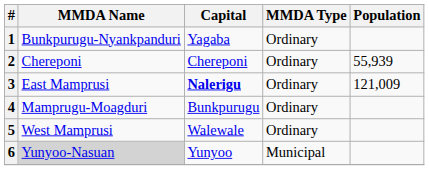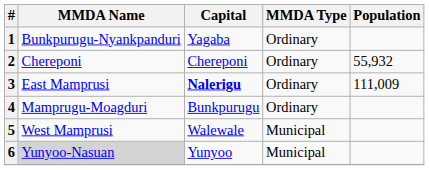(373, 61) 55,939 -> (373, 61) 55,932
(377, 84) 121,009 -> (376, 84) 111,009
(292, 130) Ordinary -> (296, 130) Municipal
